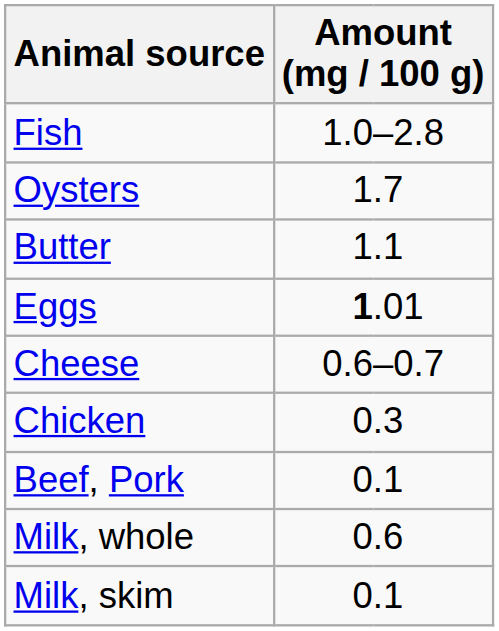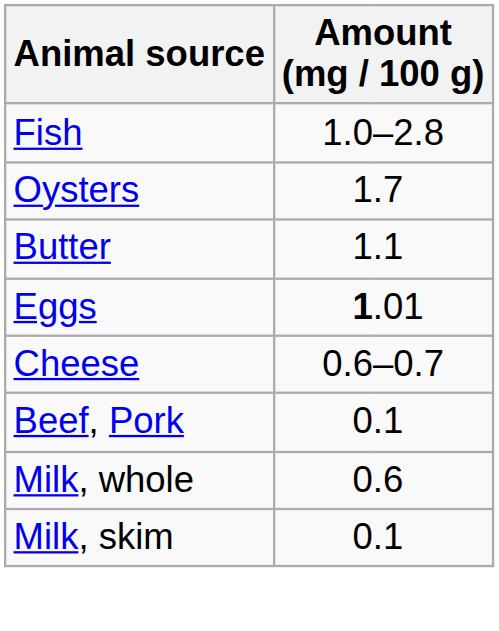- row: (79, 421)
